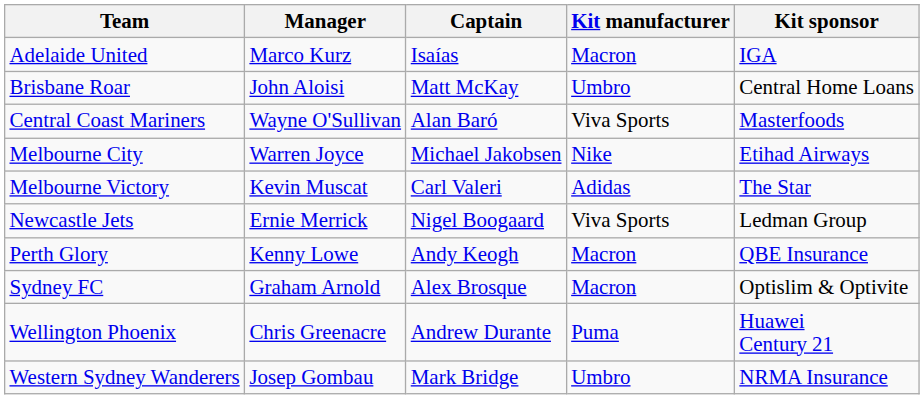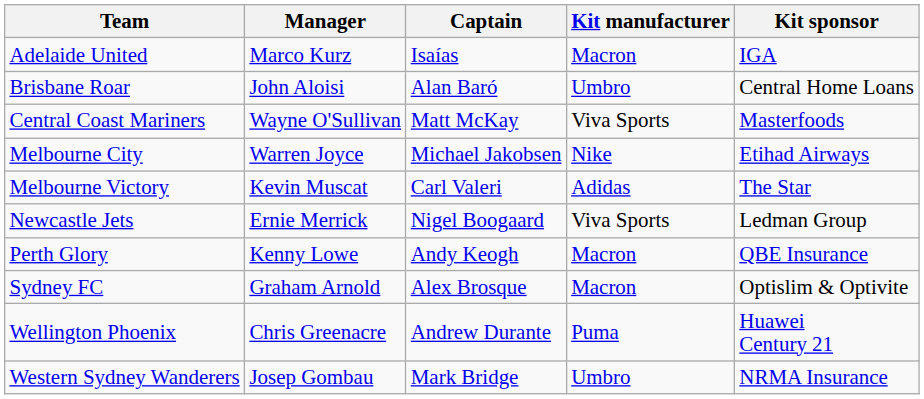(465, 87) Matt McKay -> (454, 87) Alan Baró
(454, 120) Alan Baró -> (465, 120) Matt McKay
